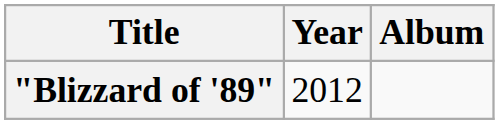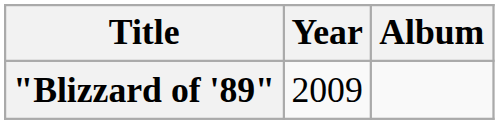(327, 89) 2012 -> (327, 89) 2009
